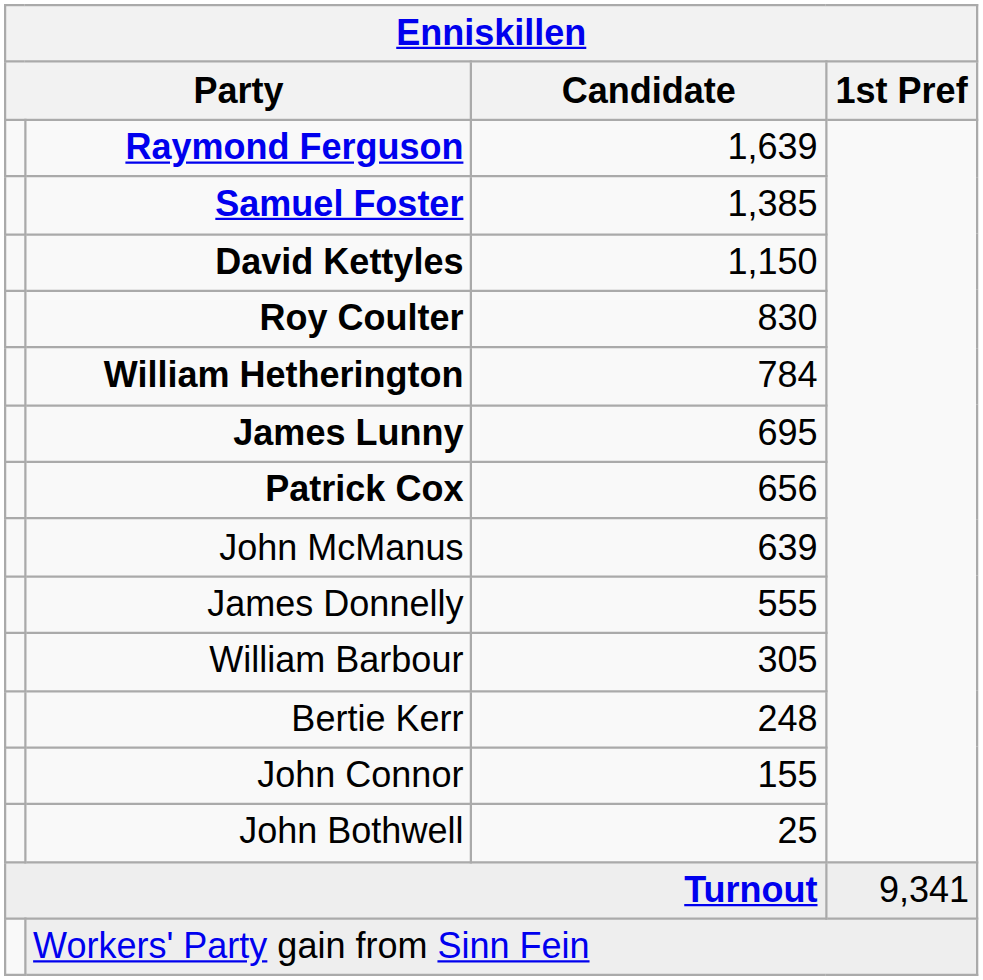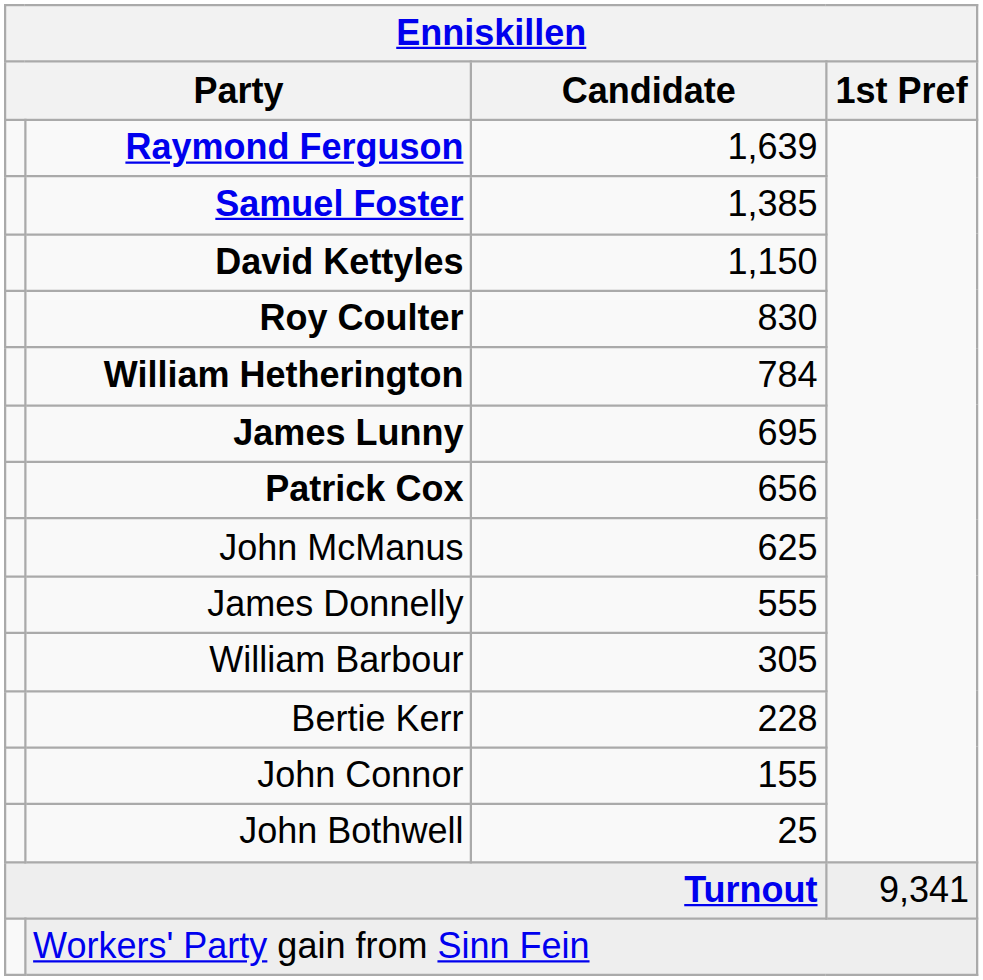(787, 546) 639 -> (787, 546) 625
(787, 718) 248 -> (787, 718) 228
